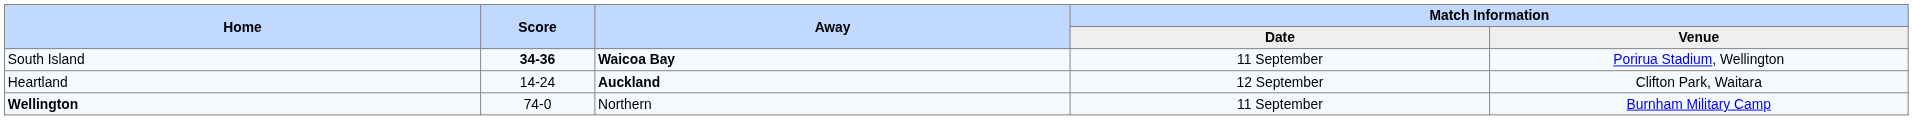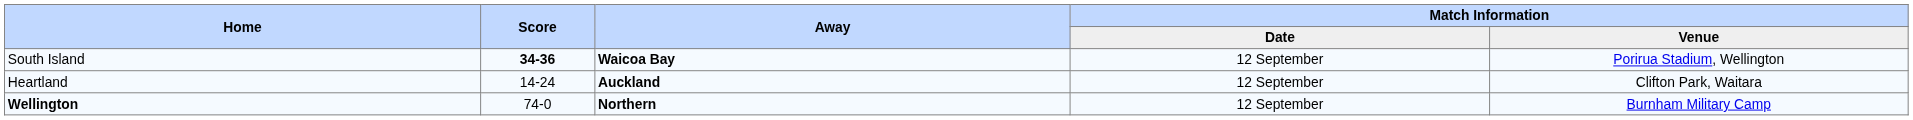(1280, 60) 11 September -> (1280, 60) 12 September
(625, 104) normal -> (627, 104) bold
(1280, 104) 11 September -> (1280, 104) 12 September
